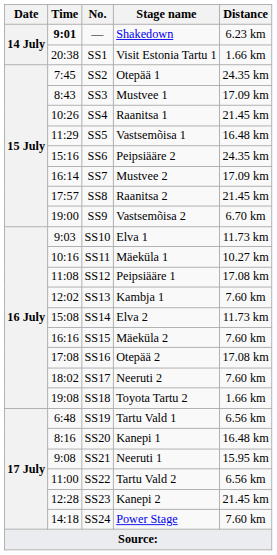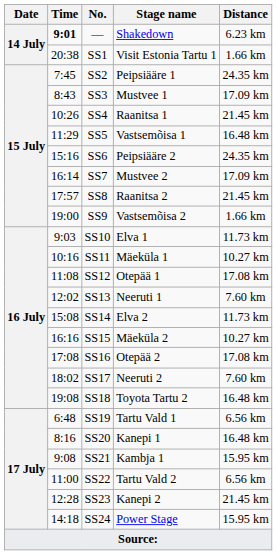(138, 74) Otepää 1 -> (146, 74) Peipsiääre 1
(246, 216) 6.70 km -> (246, 216) 1.66 km
(146, 276) Peipsiääre 1 -> (138, 276) Otepää 1
(140, 296) Kambja 1 -> (139, 296) Neeruti 1
(246, 337) 7.60 km -> (246, 337) 10.27 km
(246, 397) 1.66 km -> (246, 397) 16.48 km
(139, 458) Neeruti 1 -> (140, 458) Kambja 1
(246, 519) 7.60 km -> (246, 519) 15.95 km
